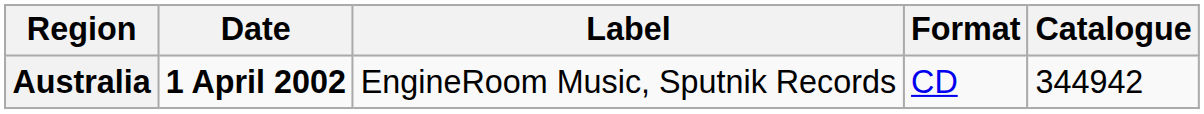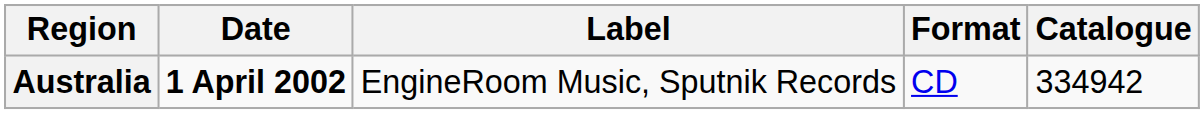(1089, 81) 344942 -> (1089, 81) 334942
